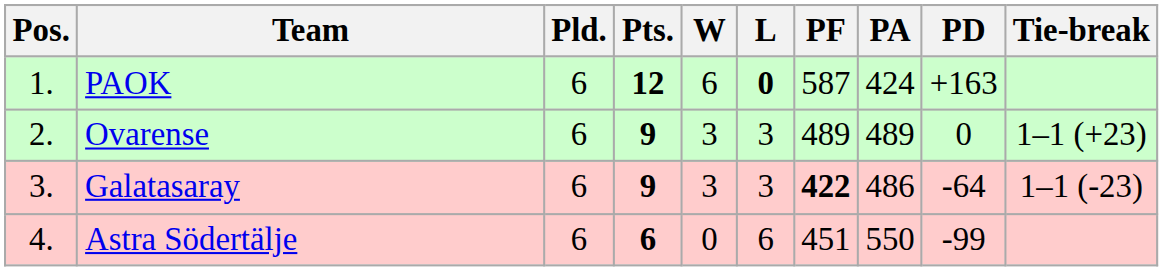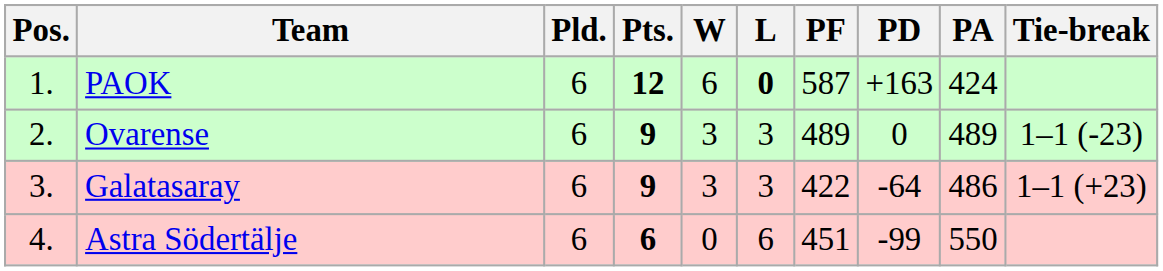columns swapped: (890, 30) <-> (964, 30)
(1081, 134) 1–1 (+23) -> (1081, 134) 1–1 (-23)
(826, 186) bold -> (826, 186) normal
(1081, 186) 1–1 (-23) -> (1081, 186) 1–1 (+23)
